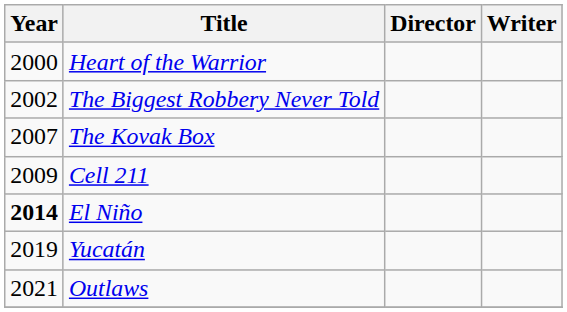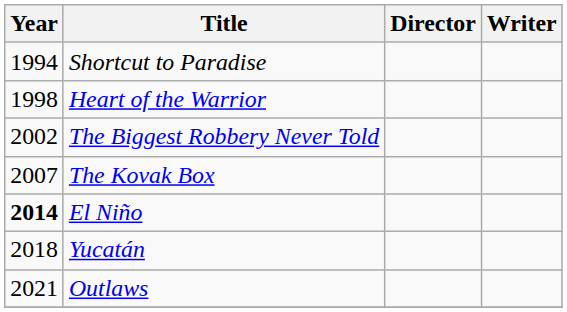+ row: (168, 61)
(34, 61) 2000 -> (34, 99) 1998
- row: (109, 174)
(34, 250) 2019 -> (34, 250) 2018
